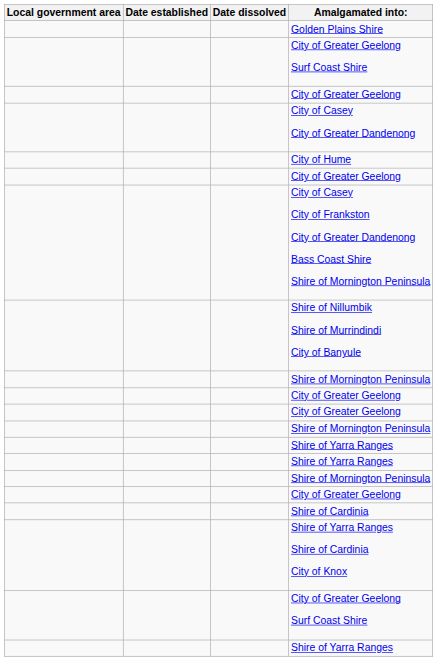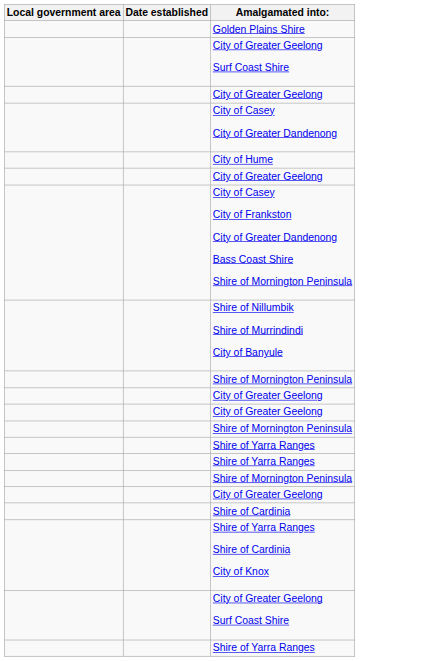- column: (250, 12)
